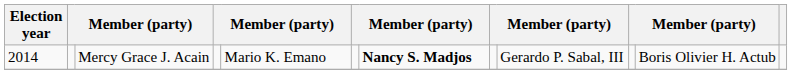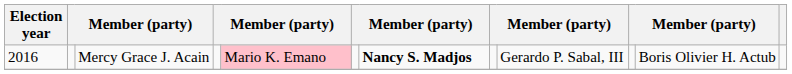(23, 57) 2014 -> (23, 57) 2016
(275, 57) no background -> (275, 57) pink background
